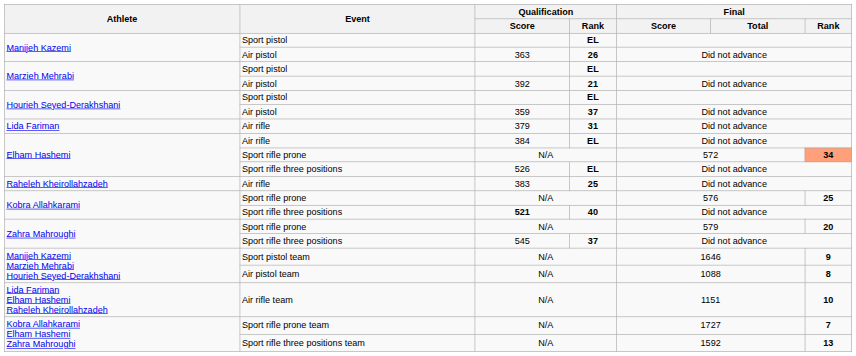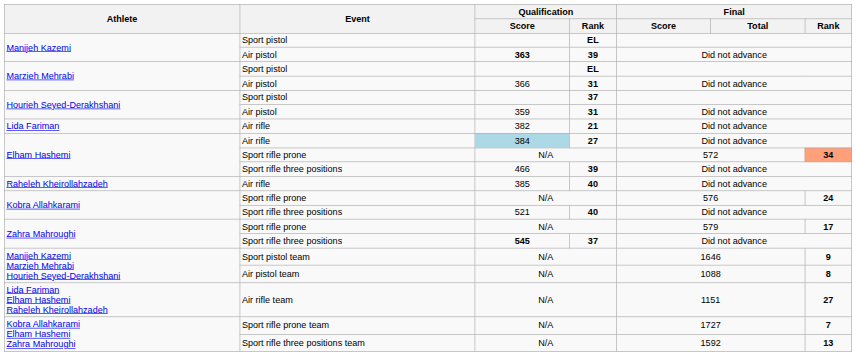(522, 55) normal -> (522, 55) bold
(593, 55) 26 -> (593, 55) 39
(522, 84) 392 -> (522, 84) 366
(593, 84) 21 -> (593, 84) 31
(593, 98) EL -> (593, 98) 37
(593, 112) 37 -> (593, 112) 31
(522, 127) 379 -> (522, 127) 382
(593, 127) 31 -> (593, 127) 21
(522, 141) no background -> (522, 141) lightblue background
(593, 141) EL -> (593, 141) 27
(522, 170) 526 -> (522, 170) 466
(593, 170) EL -> (593, 170) 39
(522, 184) 383 -> (522, 184) 385
(593, 184) 25 -> (593, 184) 40
(828, 198) 25 -> (828, 198) 24
(522, 213) bold -> (522, 213) normal
(828, 227) 20 -> (828, 227) 17
(522, 241) normal -> (522, 241) bold
(828, 300) 10 -> (828, 300) 27
